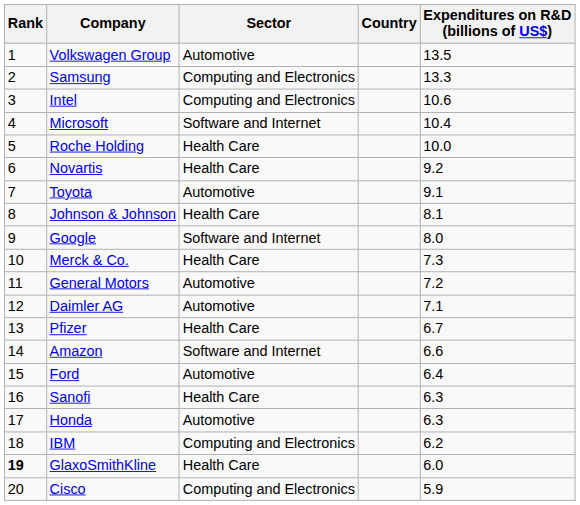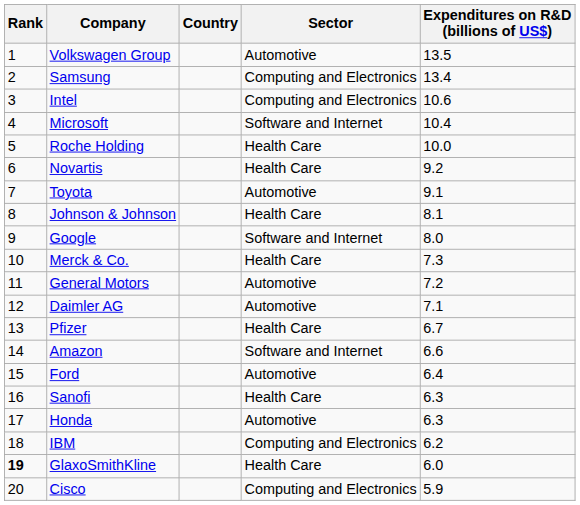columns swapped: (389, 24) <-> (269, 24)
(437, 77) 13.3 -> (437, 77) 13.4
